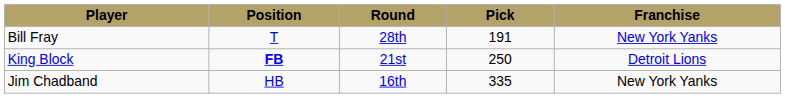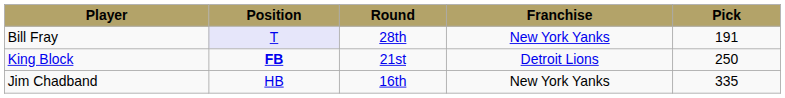columns swapped: (500, 15) <-> (667, 15)
(274, 37) no background -> (274, 37) lavender background
